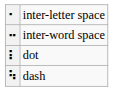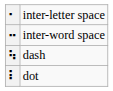rows swapped: (12, 55) <-> (12, 76)
